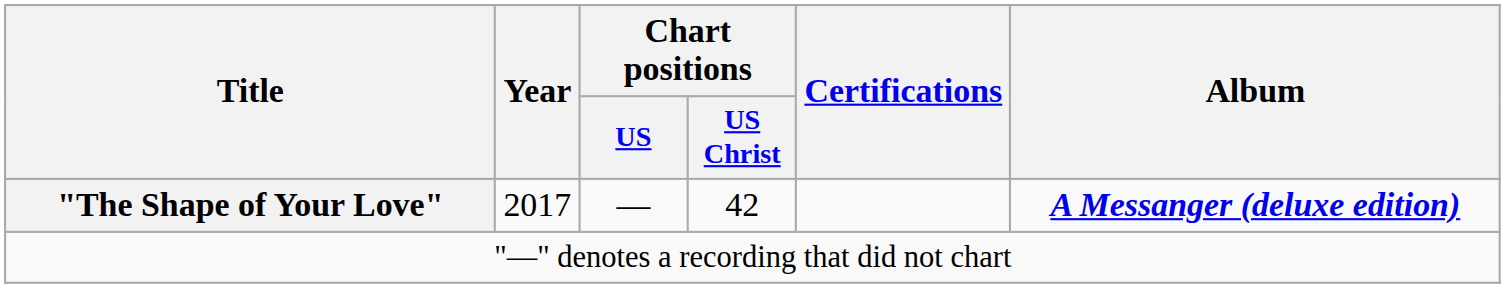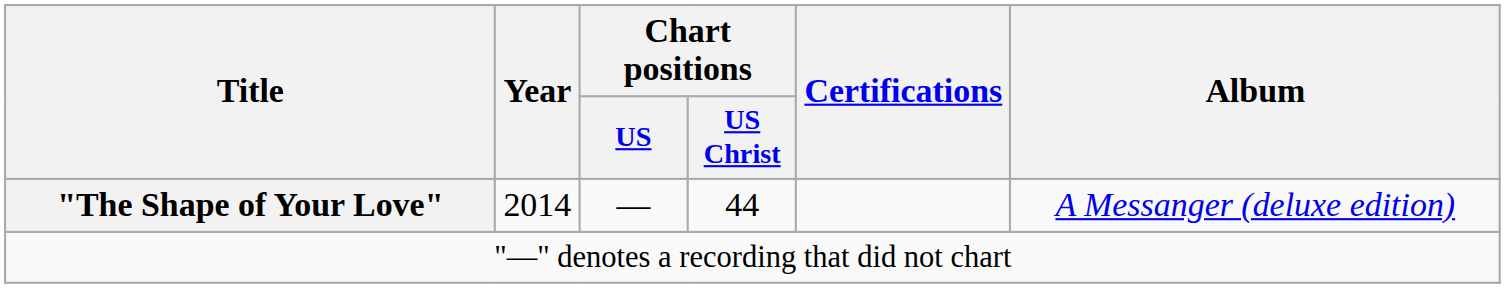(537, 204) 2017 -> (537, 204) 2014
(742, 204) 42 -> (742, 204) 44
(1255, 204) bold -> (1255, 204) normal
